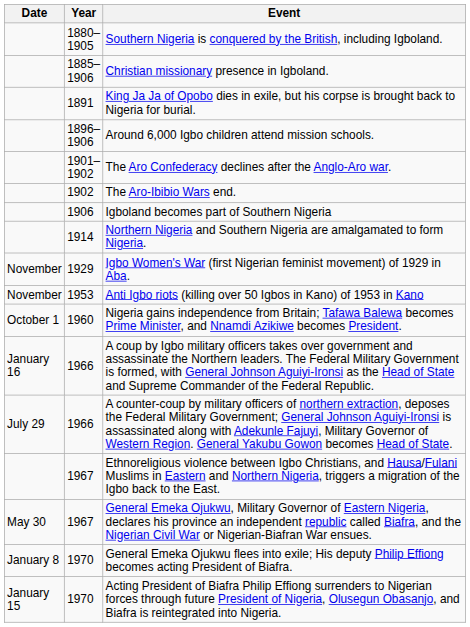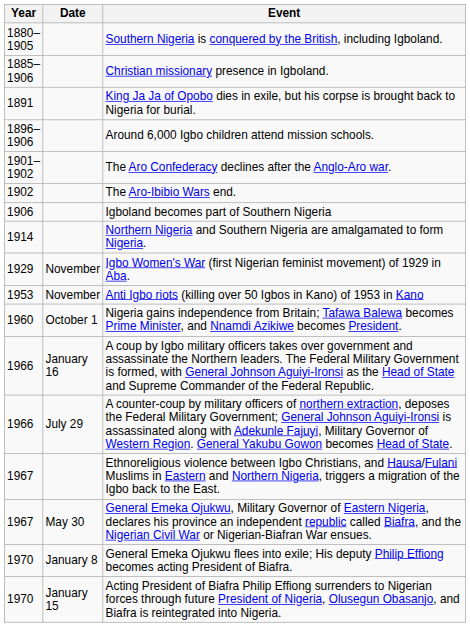columns swapped: (84, 13) <-> (34, 13)
